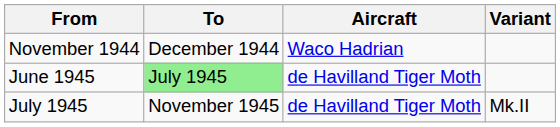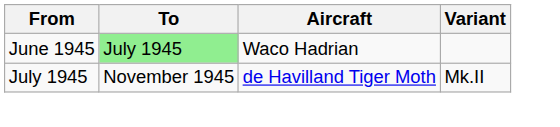- row: (74, 48)
(384, 77) de Havilland Tiger Moth -> (301, 48) Waco Hadrian
